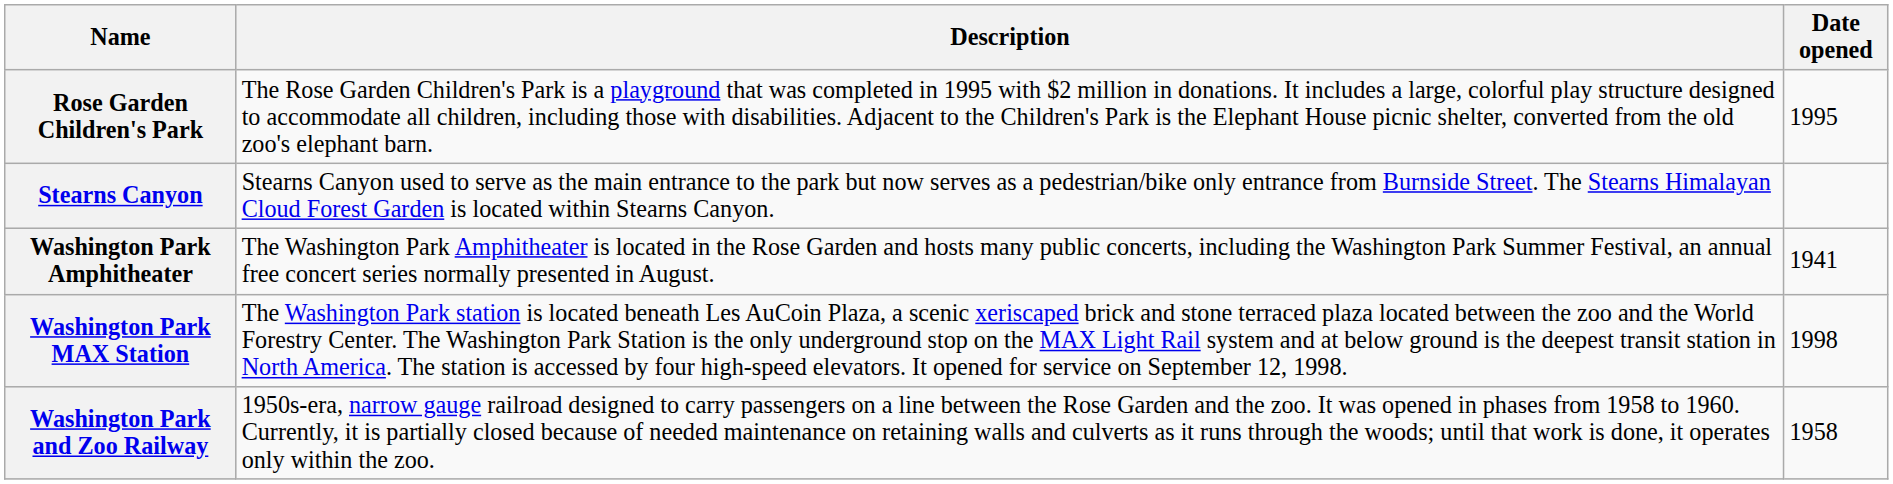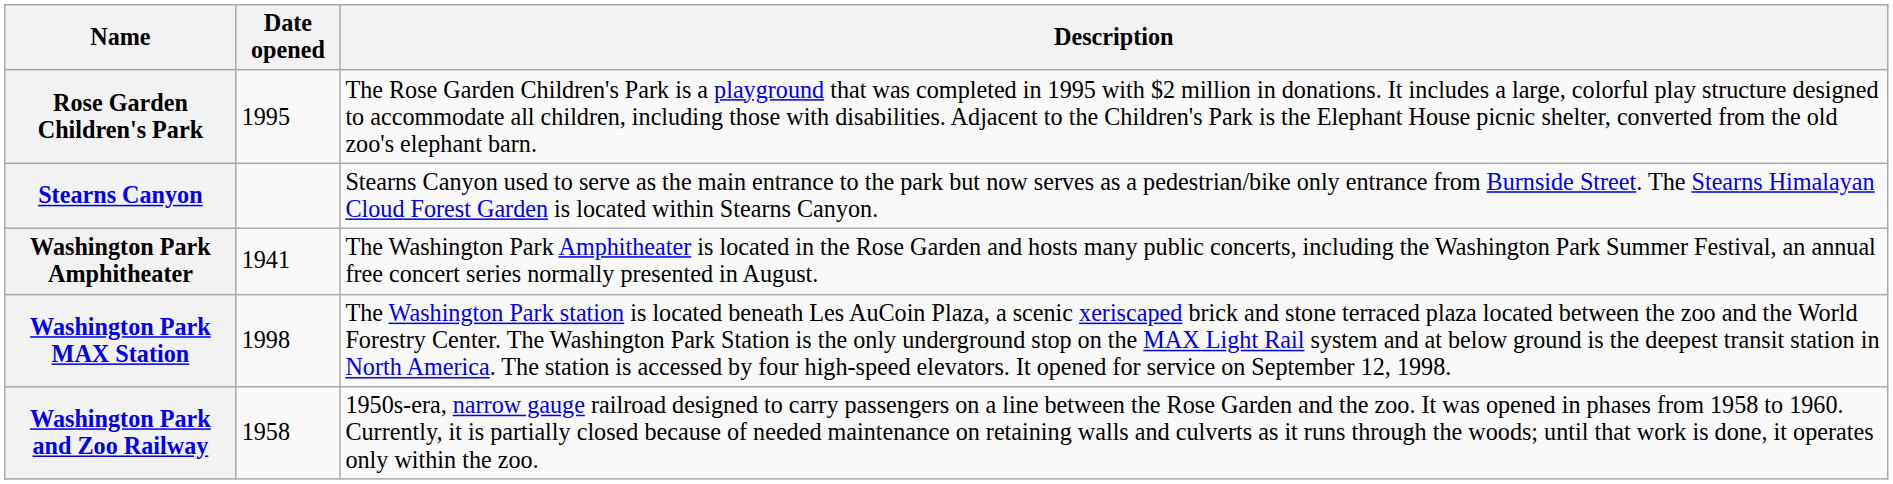columns swapped: (1836, 37) <-> (1010, 37)
